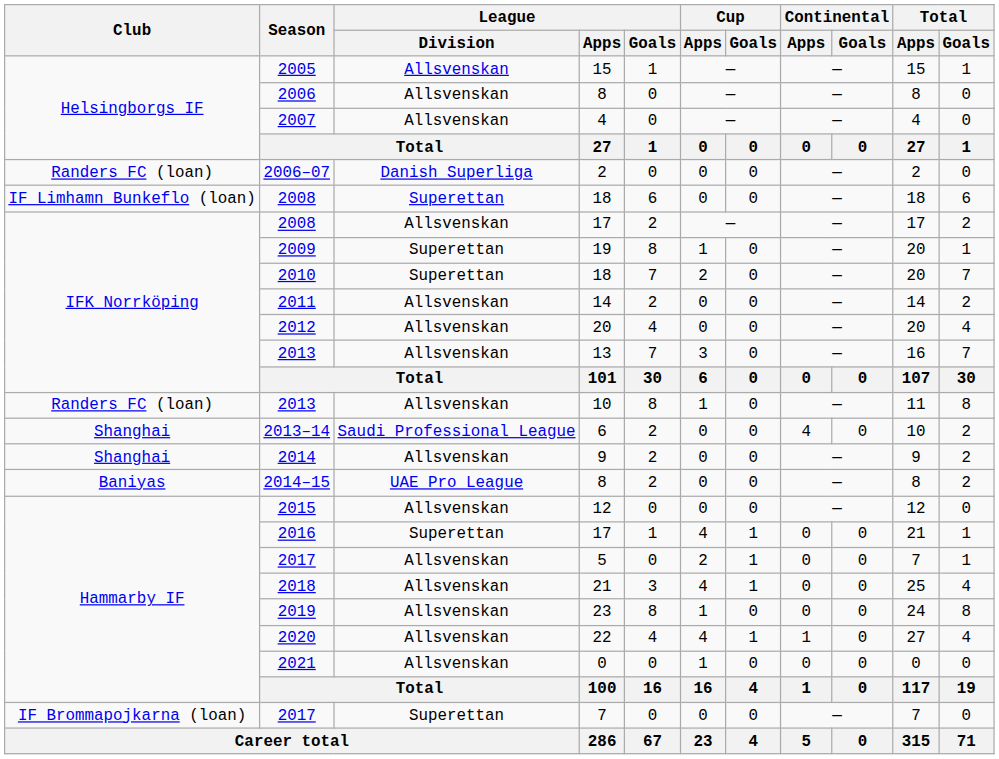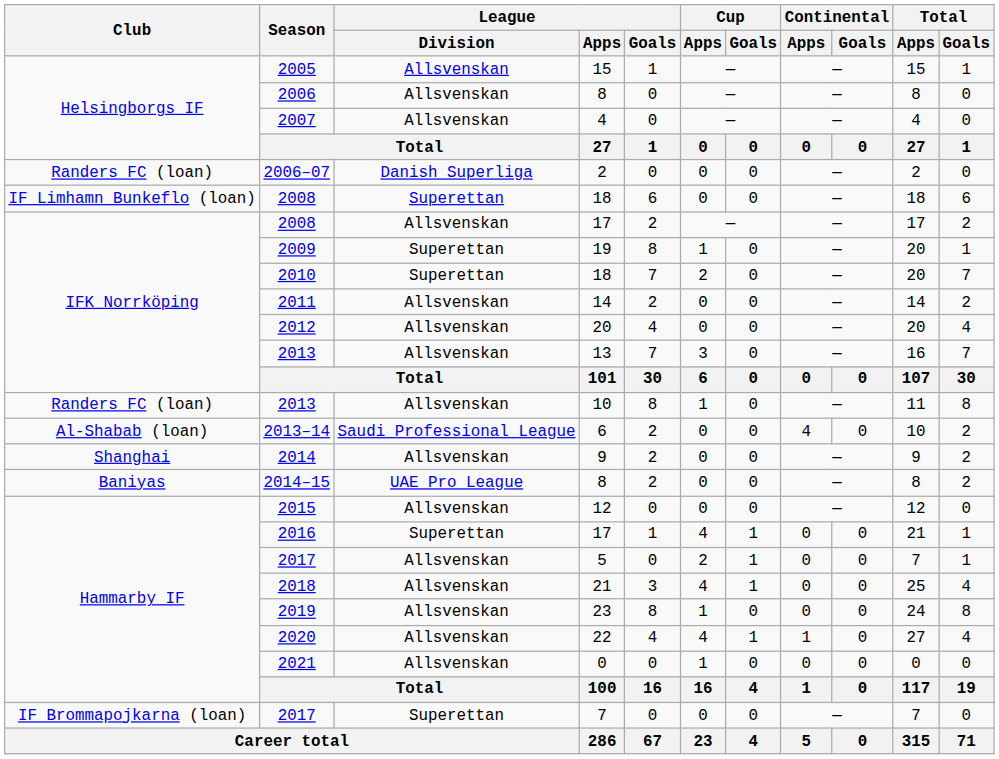(132, 431) Shanghai -> (132, 431) Al-Shabab (loan)
